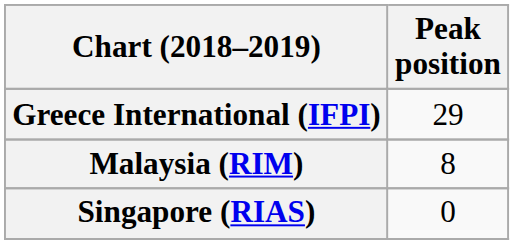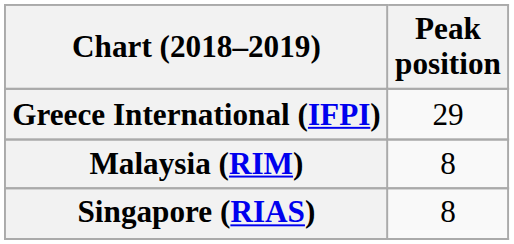(448, 212) 0 -> (448, 212) 8
